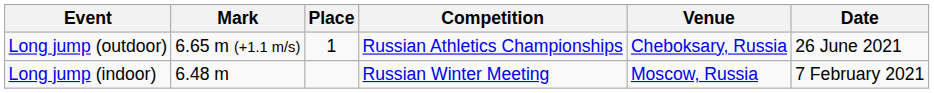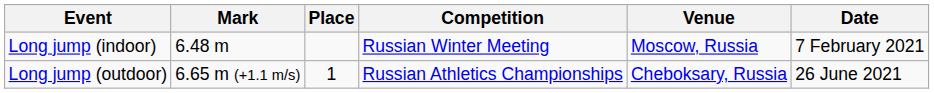rows swapped: (88, 46) <-> (82, 74)
